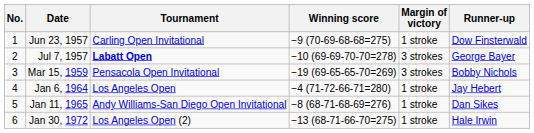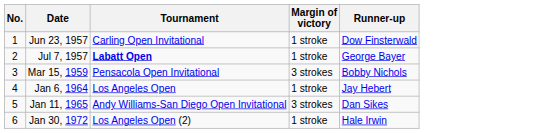- column: (344, 18)
(422, 56) 3 strokes -> (309, 56) 1 stroke
(419, 105) 1 stroke -> (312, 105) 3 strokes
